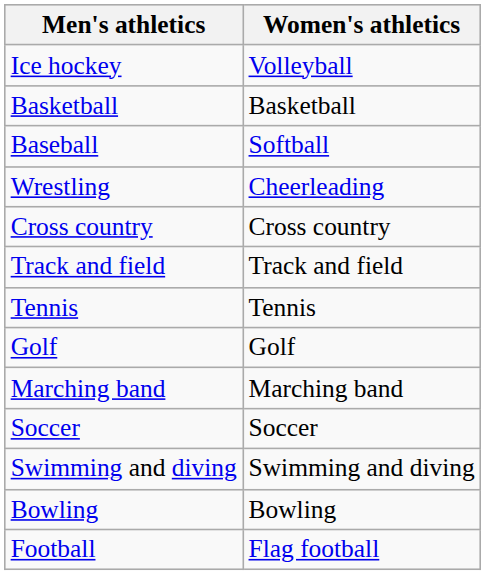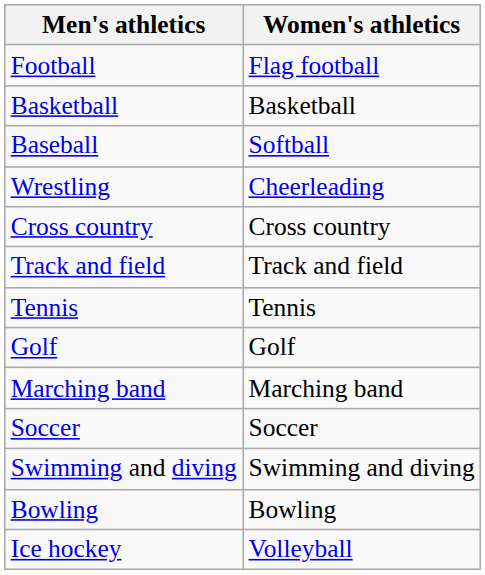rows swapped: (53, 549) <-> (66, 65)
